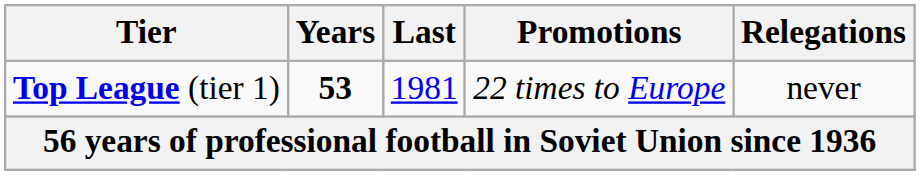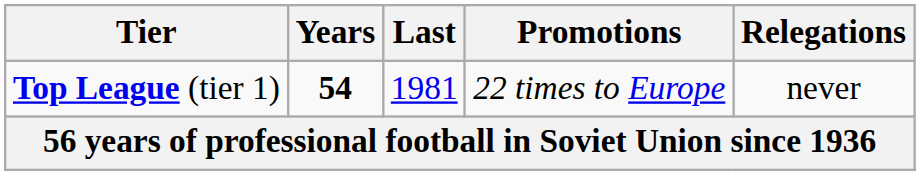(335, 87) 53 -> (335, 87) 54
